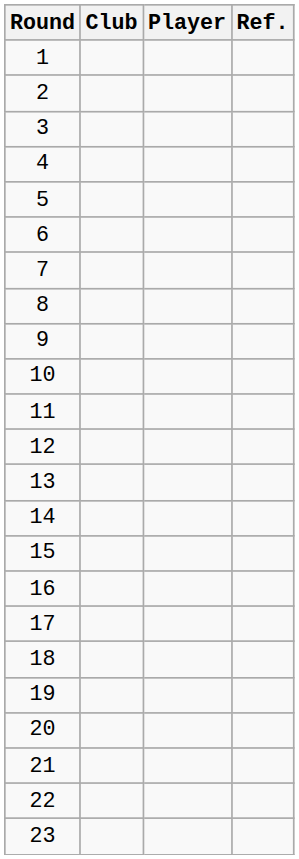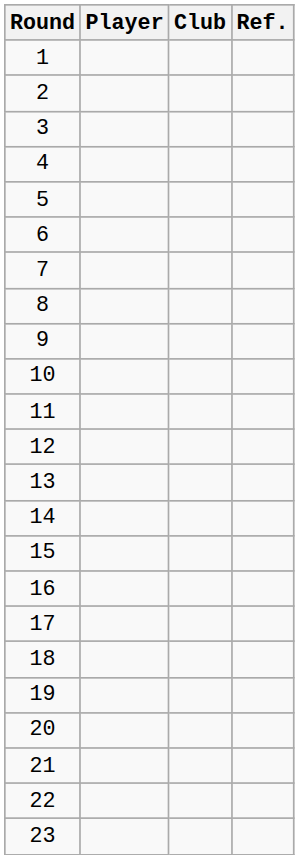columns swapped: (187, 23) <-> (112, 23)
